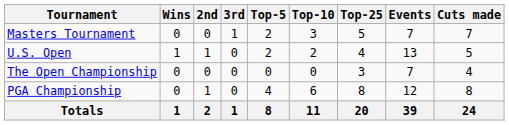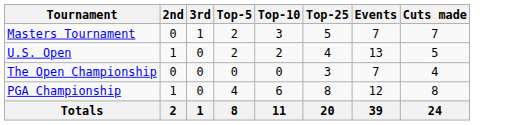- column: (177, 14)
